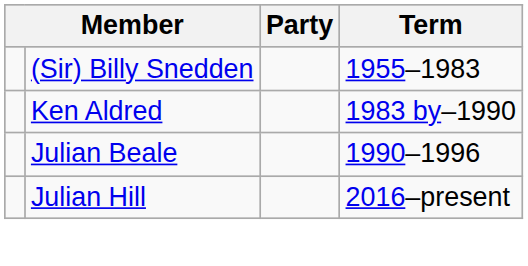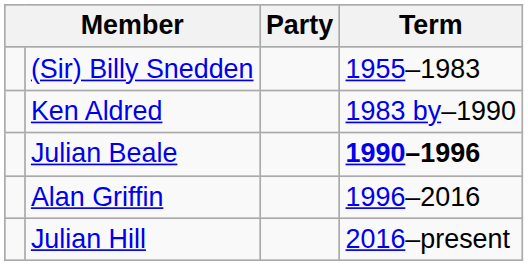(413, 153) normal -> (413, 153) bold
+ row: (97, 196)
